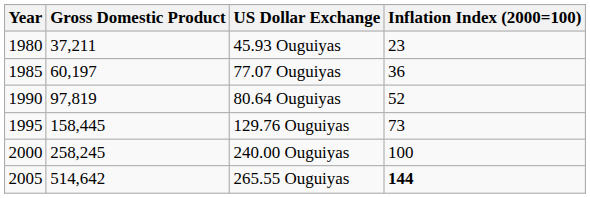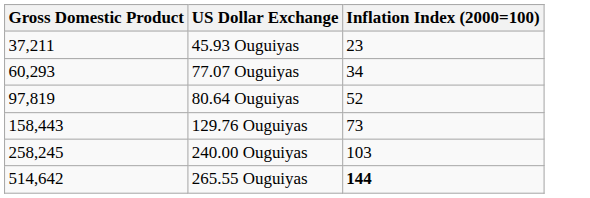- column: (25, 17)
(73, 71) 60,197 -> (32, 71) 60,293
(397, 71) 36 -> (355, 71) 34
(78, 125) 158,445 -> (36, 125) 158,443
(401, 152) 100 -> (359, 152) 103
